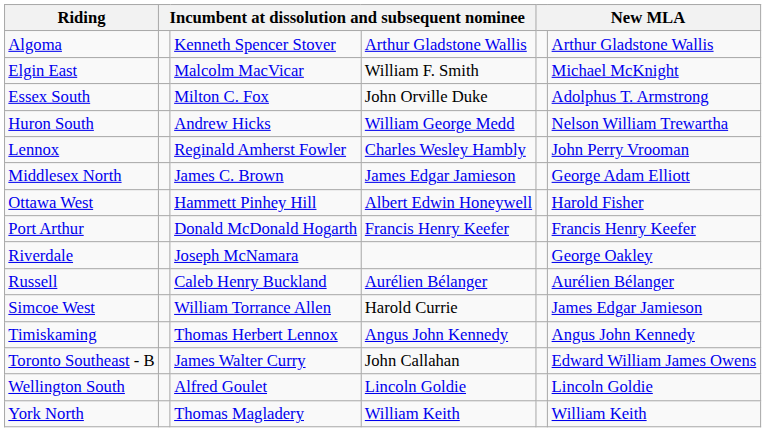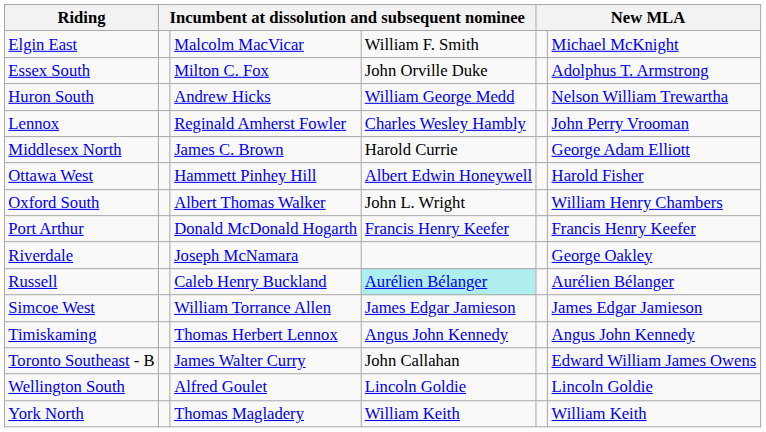- row: (35, 44)
(440, 176) James Edgar Jamieson -> (411, 149) Harold Currie
+ row: (54, 202)
(426, 281) no background -> (426, 281) paleturquoise background
(411, 307) Harold Currie -> (440, 307) James Edgar Jamieson
